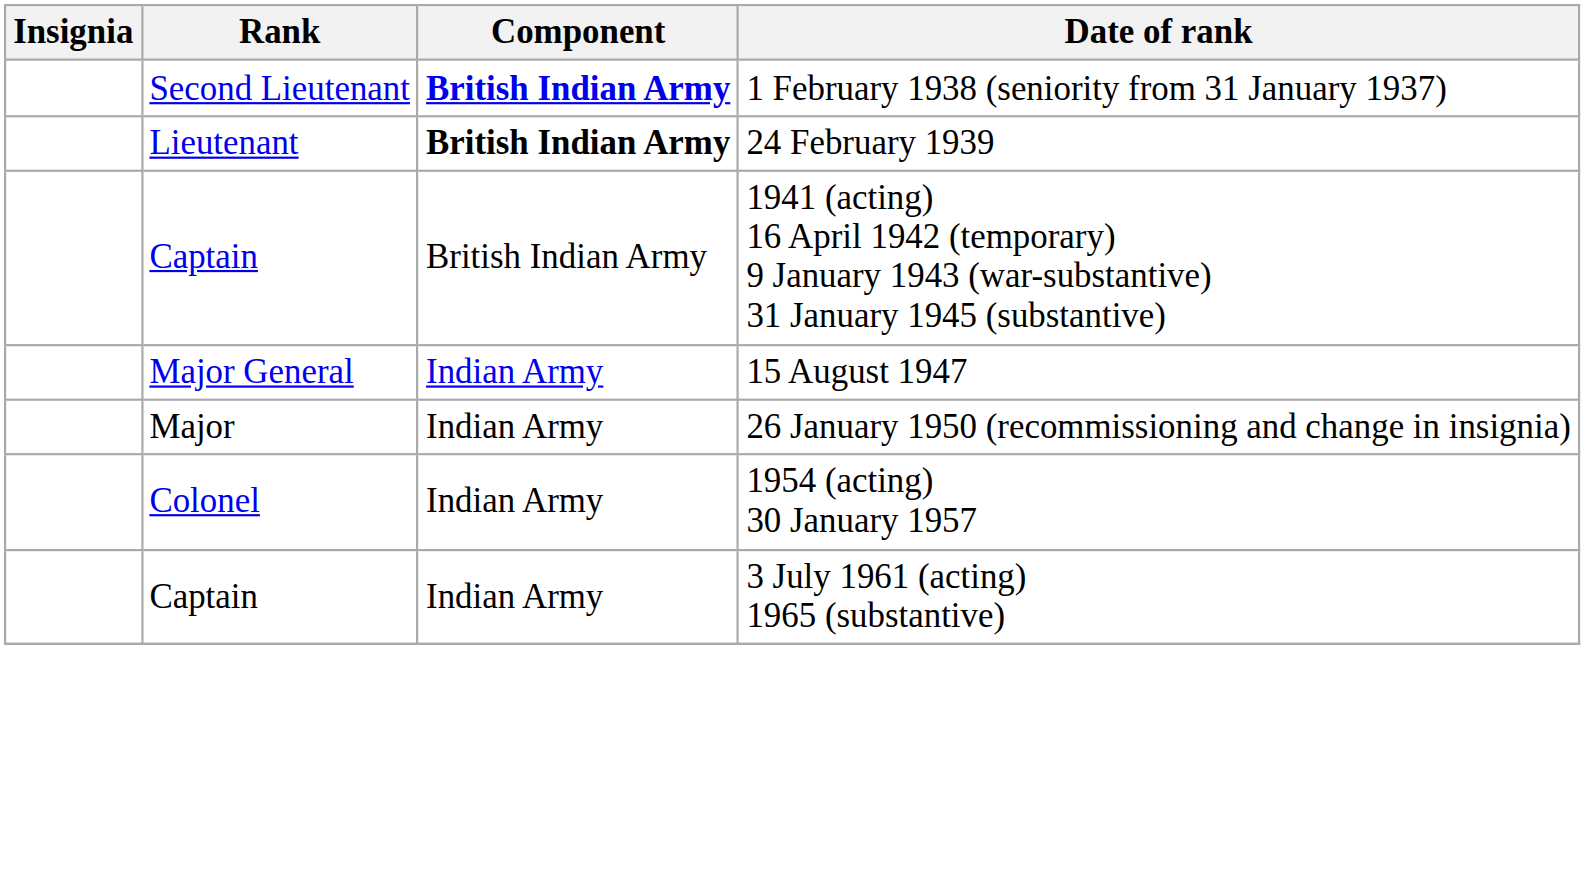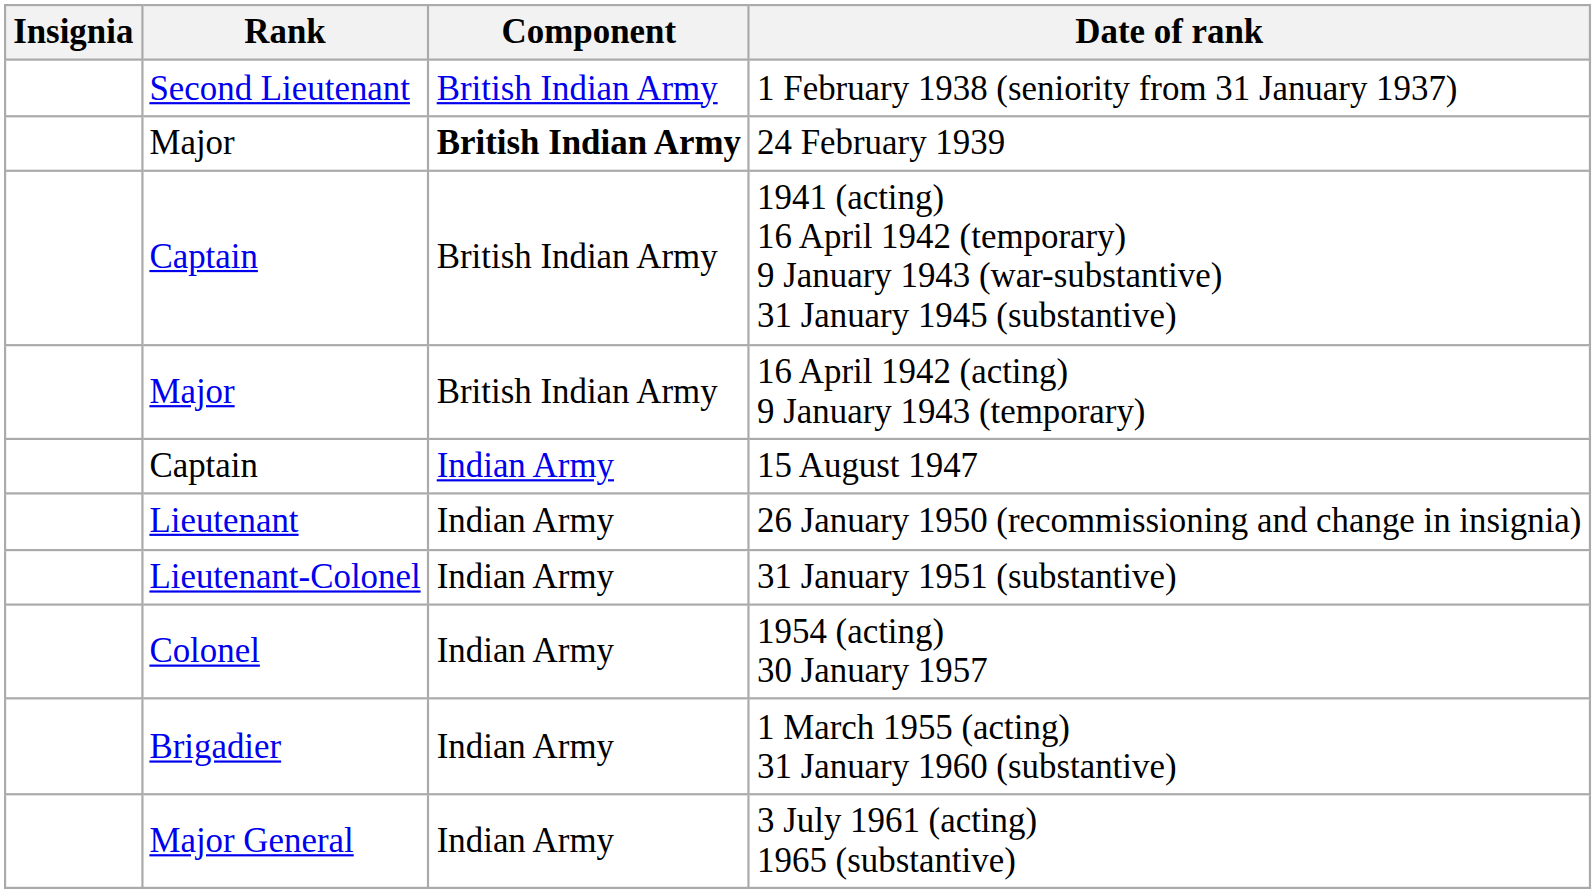(578, 87) bold -> (577, 87) normal
(224, 142) Lieutenant -> (192, 142) Major
+ row: (951, 390)
(252, 371) Major General -> (204, 465) Captain
(192, 426) Major -> (224, 521) Lieutenant
+ row: (967, 576)
+ row: (967, 745)
(204, 595) Captain -> (252, 840) Major General
